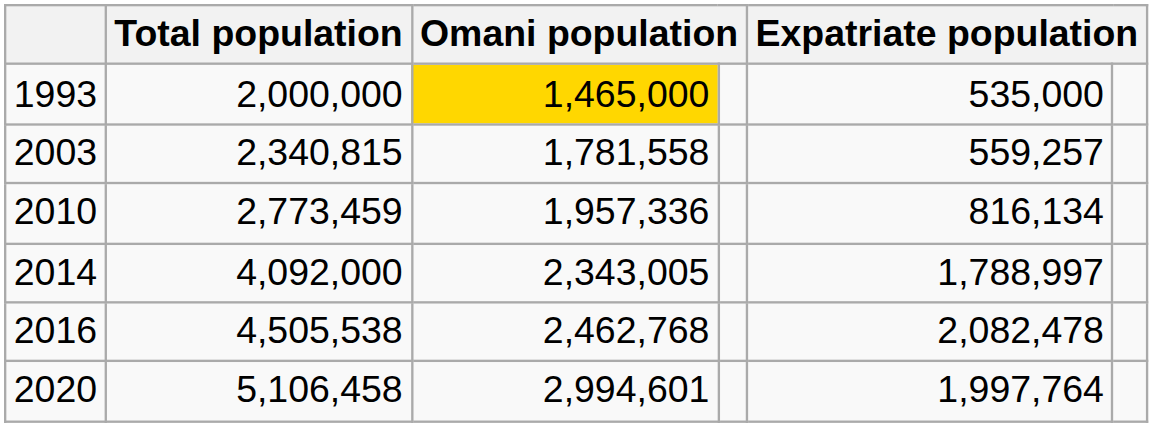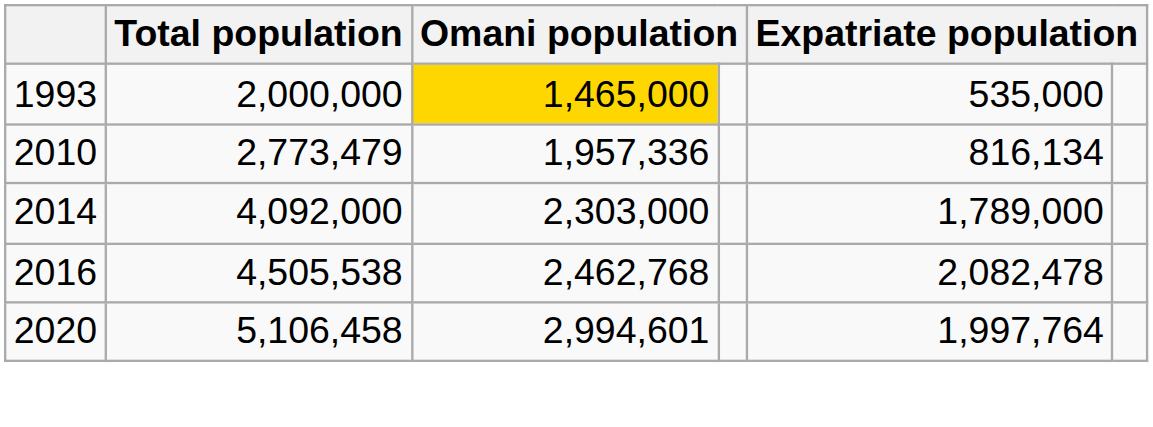- row: (55, 152)
(319, 212) 2,773,459 -> (319, 152) 2,773,479
(626, 271) 2,343,005 -> (626, 212) 2,303,000
(1021, 271) 1,788,997 -> (1021, 212) 1,789,000
